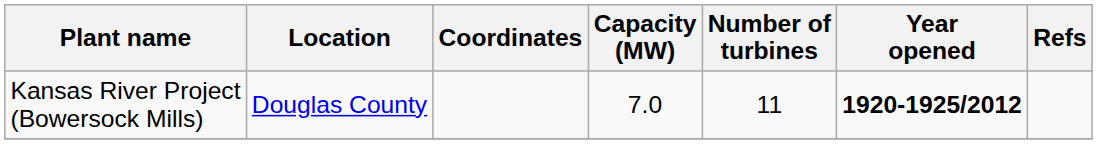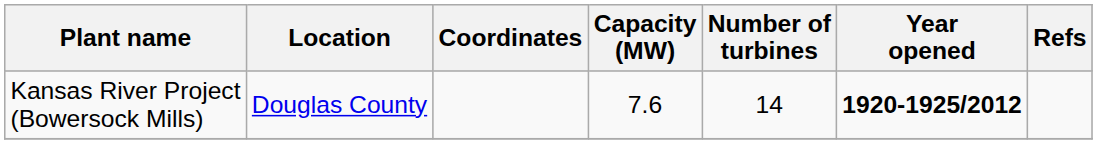(645, 104) 7.0 -> (645, 104) 7.6
(769, 104) 11 -> (769, 104) 14
